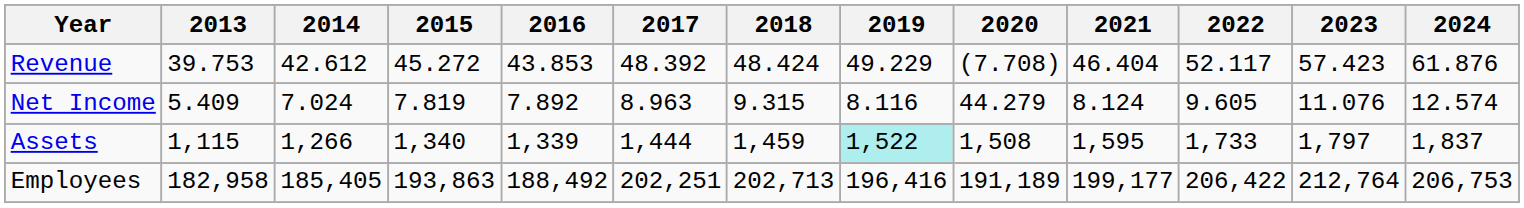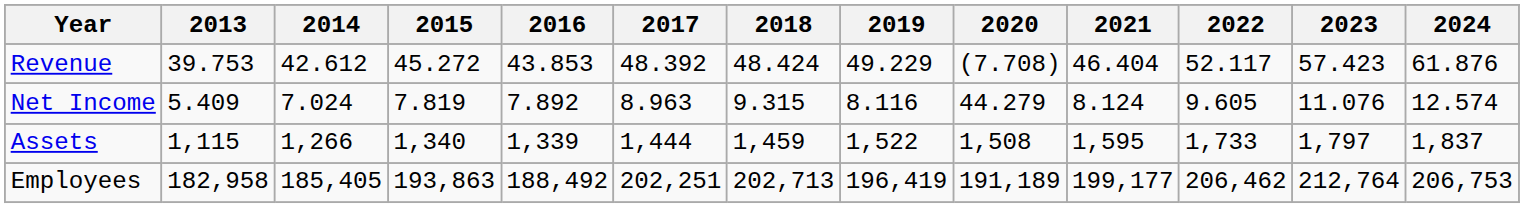(882, 143) paleturquoise background -> (882, 143) no background
(897, 182) 196,416 -> (897, 182) 196,419
(1236, 182) 206,422 -> (1236, 182) 206,462
